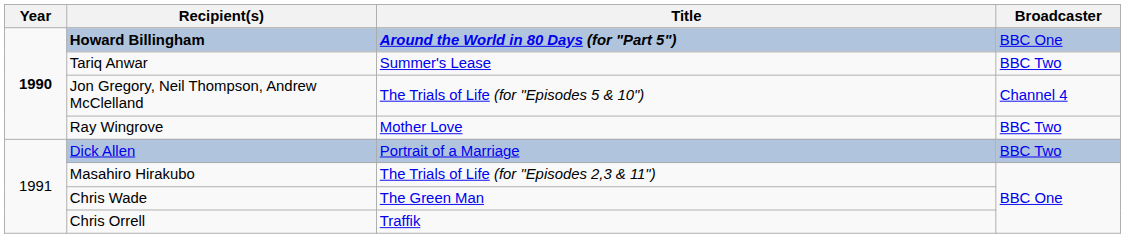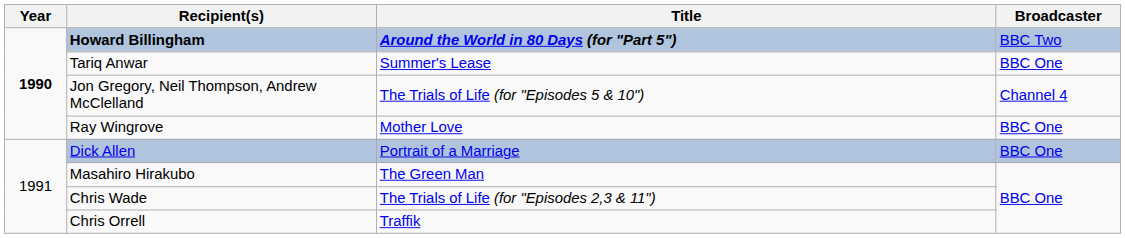(1031, 39) BBC One -> (1031, 39) BBC Two
(1031, 63) BBC Two -> (1031, 63) BBC One
(1031, 127) BBC Two -> (1031, 127) BBC One
(1031, 151) BBC Two -> (1031, 151) BBC One
(518, 174) The Trials of Life (for "Episodes 2,3 & 11") -> (432, 174) The Green Man
(432, 198) The Green Man -> (518, 198) The Trials of Life (for "Episodes 2,3 & 11")
